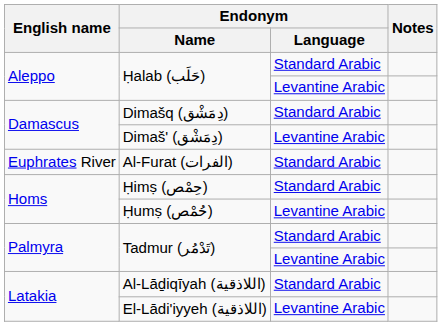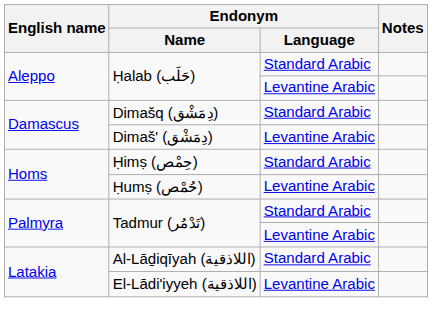- row: (178, 162)
